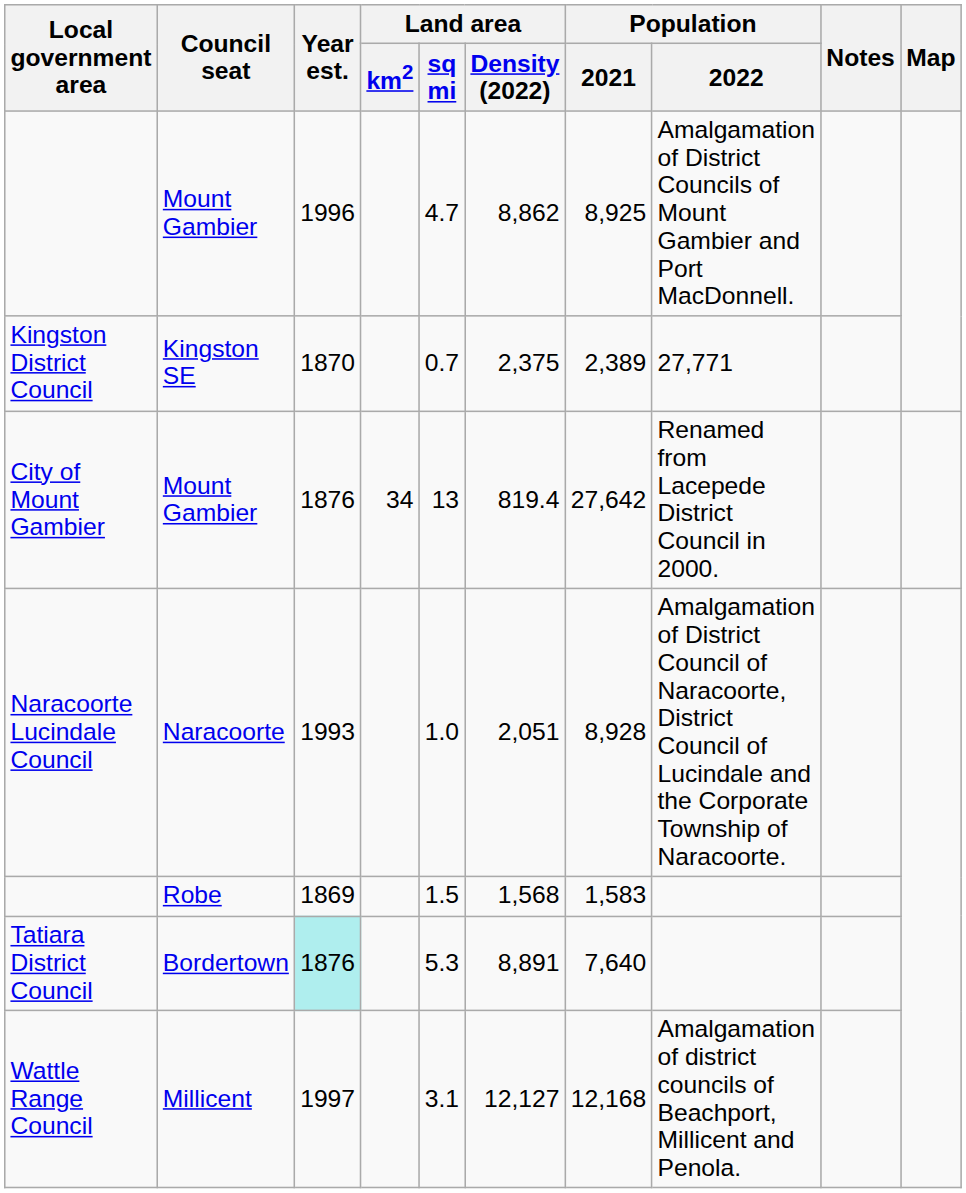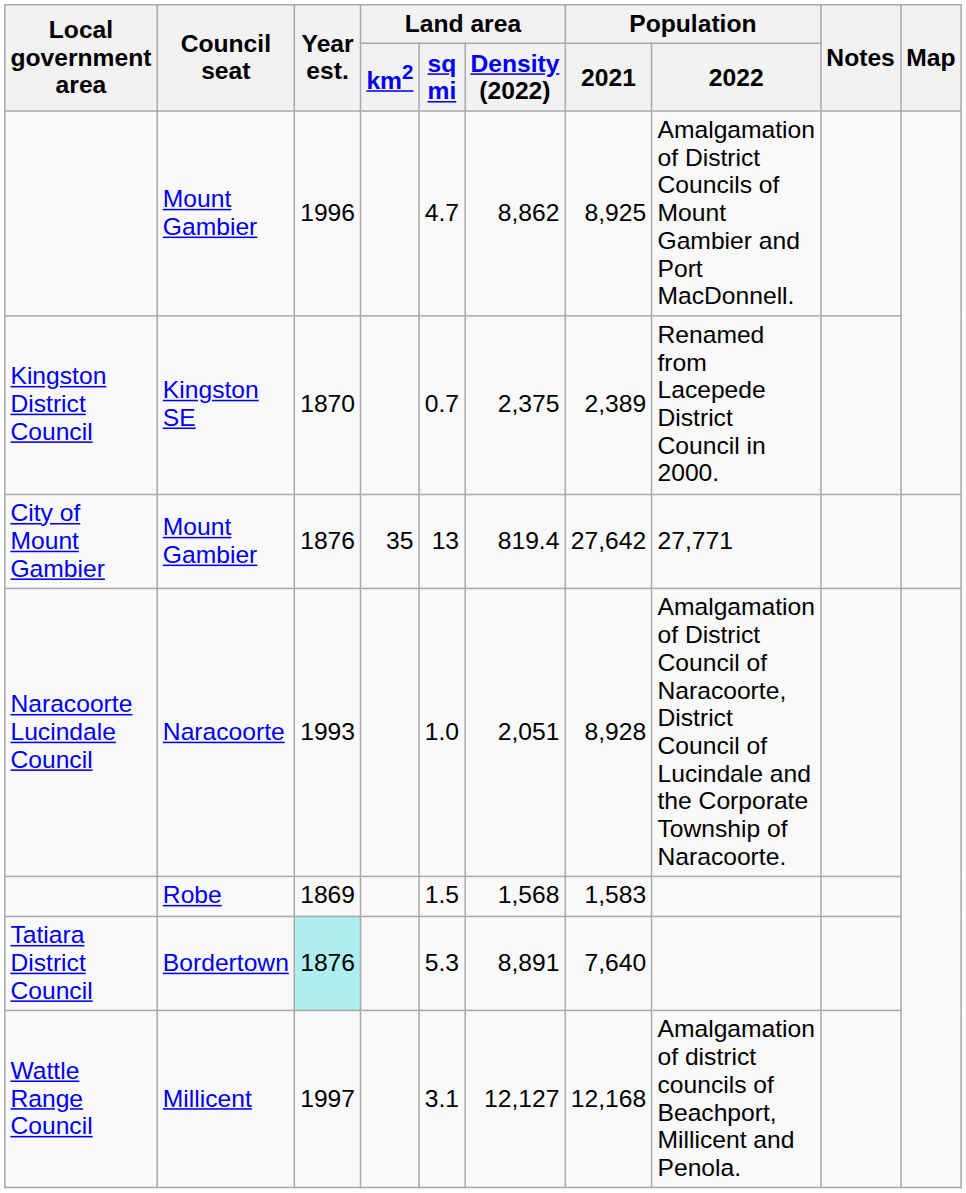(695, 363) 27,771 -> (712, 404) Renamed from Lacepede District Council in 2000.
(400, 499) 34 -> (400, 540) 35
(712, 499) Renamed from Lacepede District Council in 2000. -> (695, 540) 27,771
